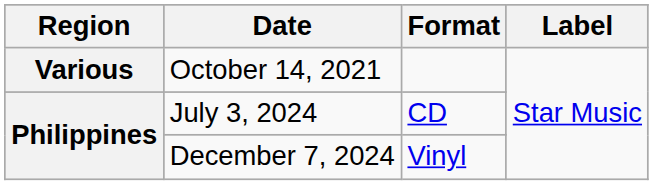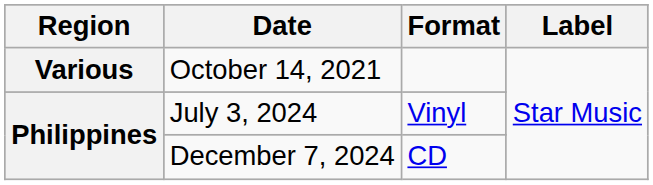(427, 112) CD -> (437, 112) Vinyl
(437, 156) Vinyl -> (427, 156) CD
